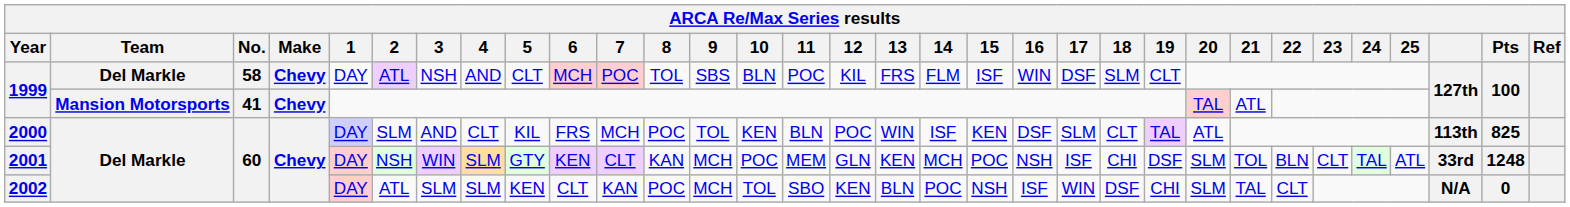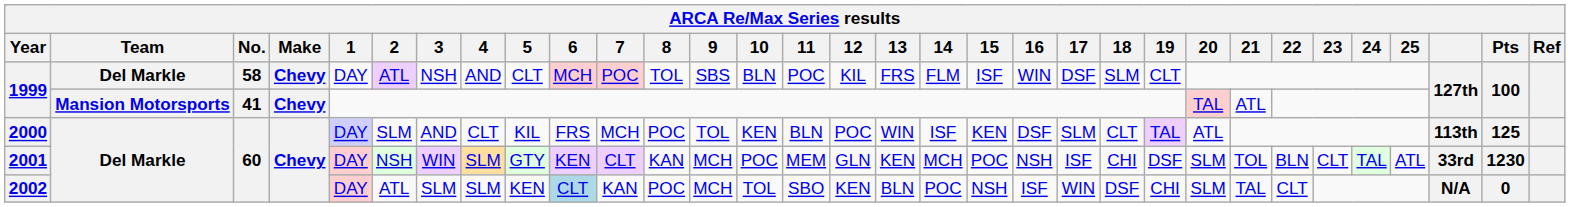(1506, 132) 825 -> (1506, 132) 125
(1506, 160) 1248 -> (1506, 160) 1230
(573, 189) no background -> (573, 189) lightblue background
